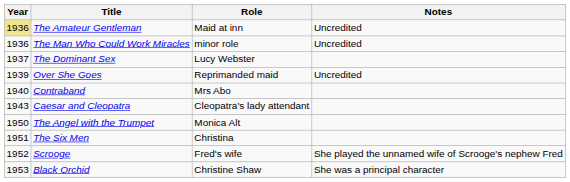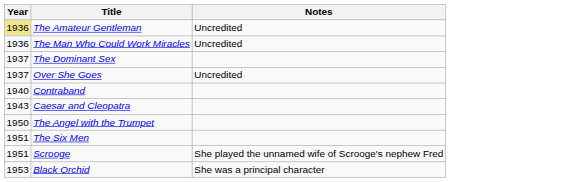- column: (252, 12)
(18, 75) 1939 -> (18, 75) 1937
(18, 153) 1952 -> (18, 153) 1951
